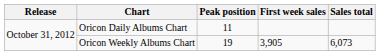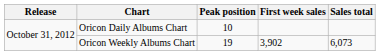(228, 27) 11 -> (228, 27) 10
(271, 43) 3,905 -> (271, 43) 3,902
